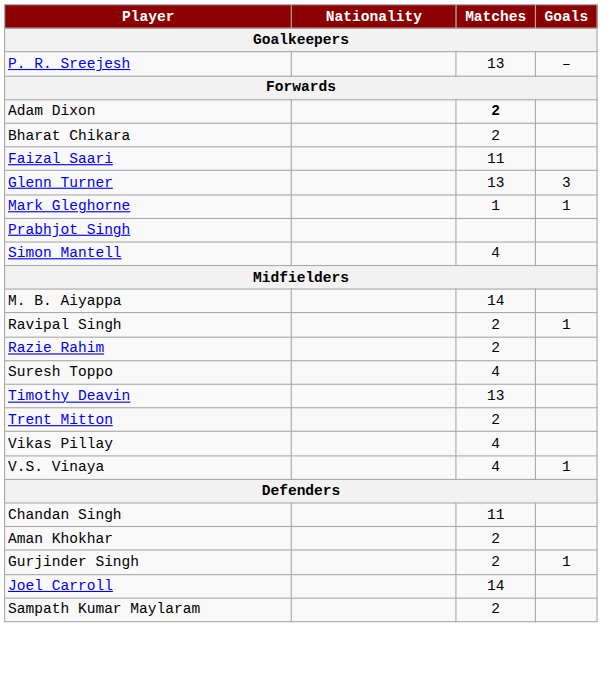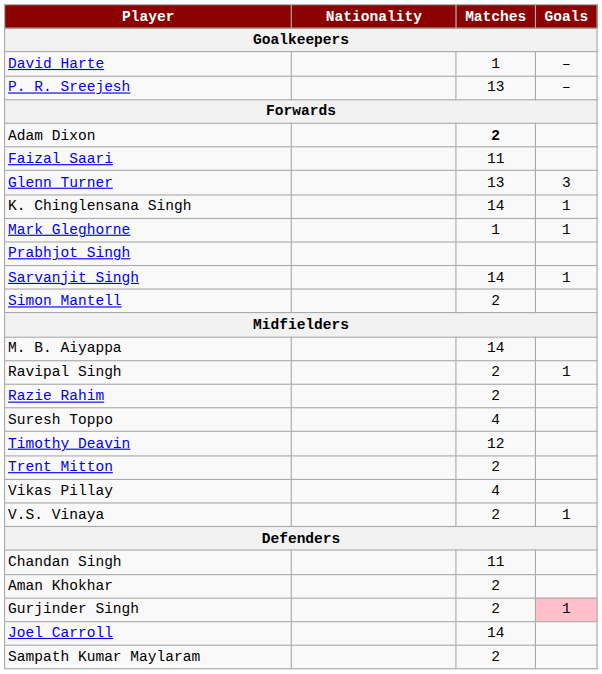+ row: (56, 64)
- row: (69, 135)
+ row: (100, 206)
+ row: (74, 277)
(496, 254) 4 -> (496, 301) 2
(496, 396) 13 -> (496, 444) 12
(496, 467) 4 -> (496, 515) 2
(566, 562) no background -> (566, 610) pink background
